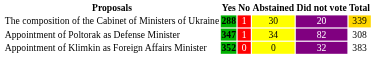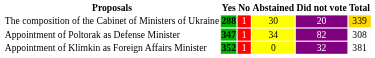(244, 48) 0 -> (244, 48) 1
(360, 48) 383 -> (360, 48) 381
